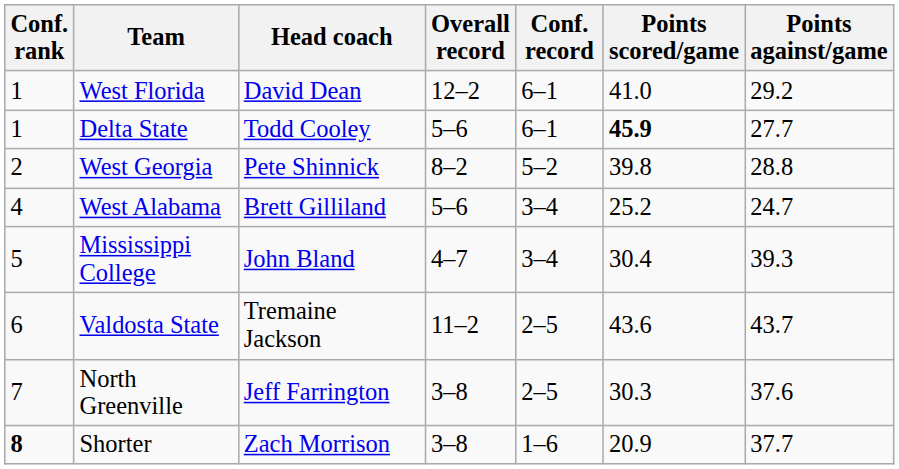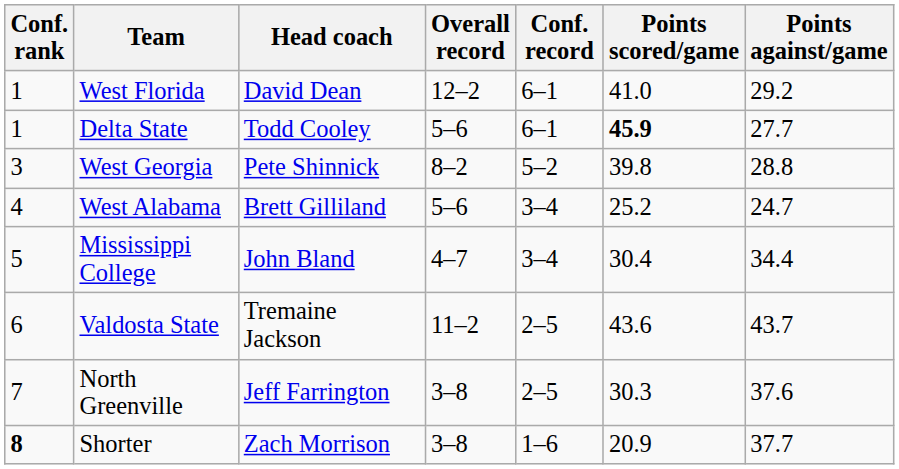(17, 167) 2 -> (17, 167) 3
(772, 259) 39.3 -> (772, 259) 34.4
